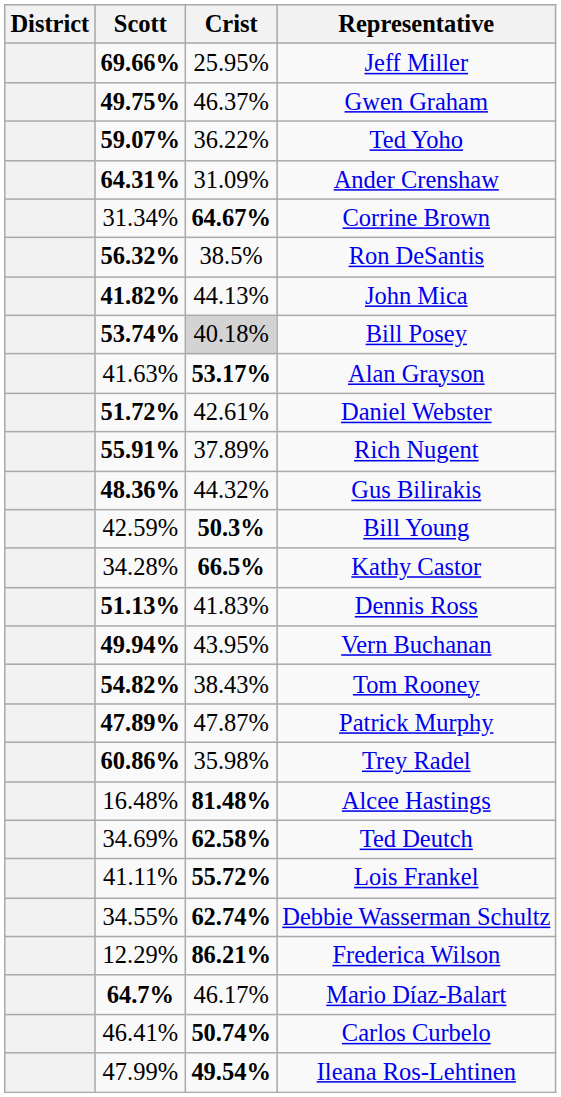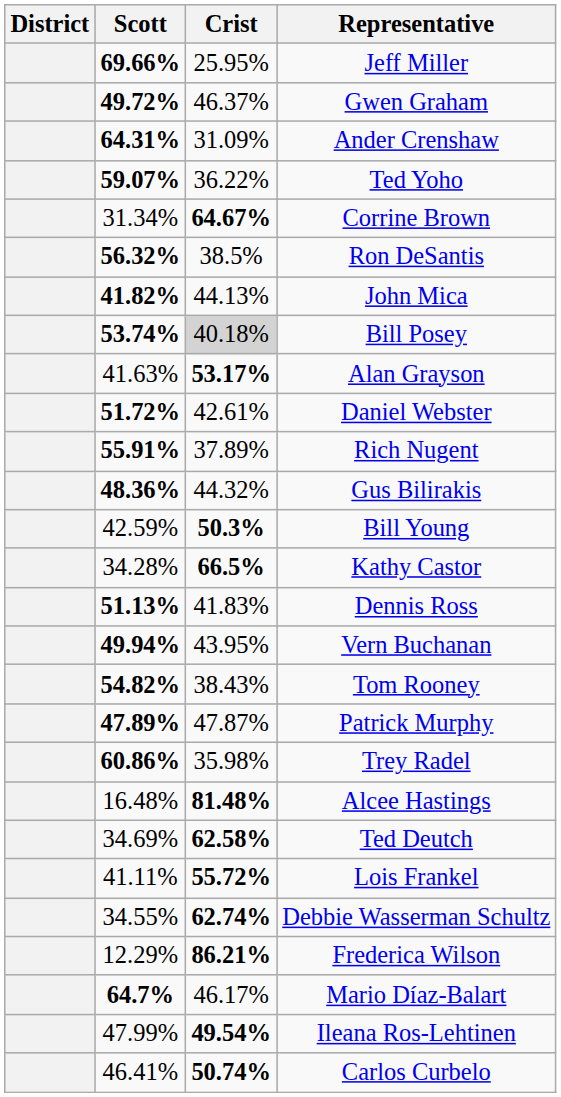(140, 101) 49.75% -> (140, 101) 49.72%
rows swapped: (416, 140) <-> (416, 179)
rows swapped: (416, 1033) <-> (416, 1072)
